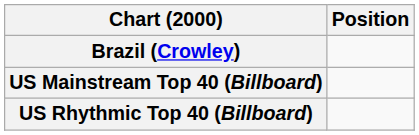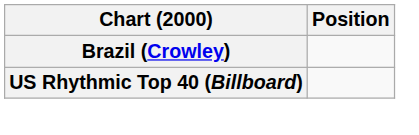- row: (166, 82)
